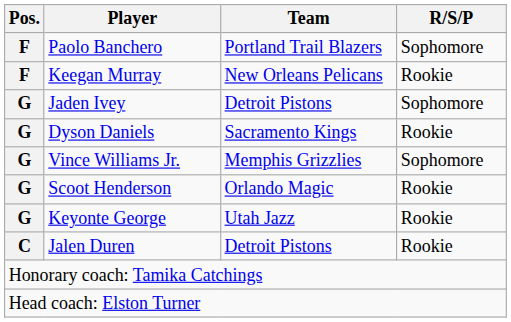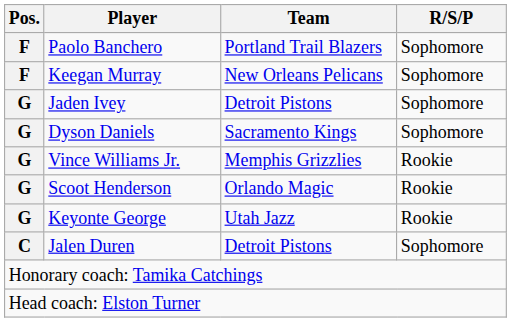(427, 75) Rookie -> (442, 75) Sophomore
(427, 132) Rookie -> (442, 132) Sophomore
(442, 160) Sophomore -> (427, 160) Rookie
(427, 246) Rookie -> (442, 246) Sophomore
